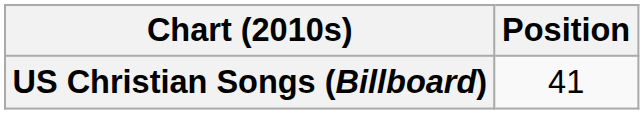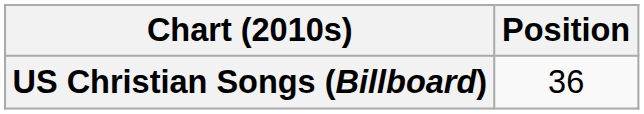(566, 81) 41 -> (566, 81) 36
